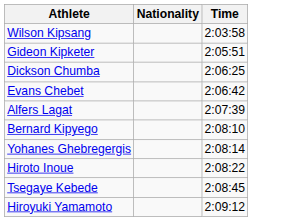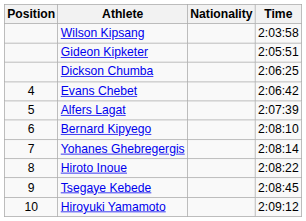+ column: (31, 14)
